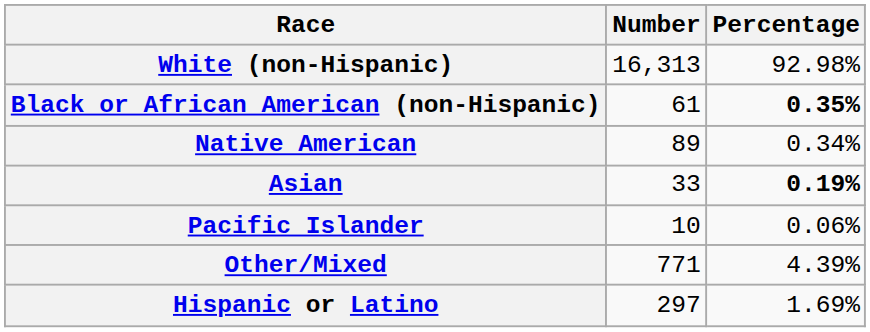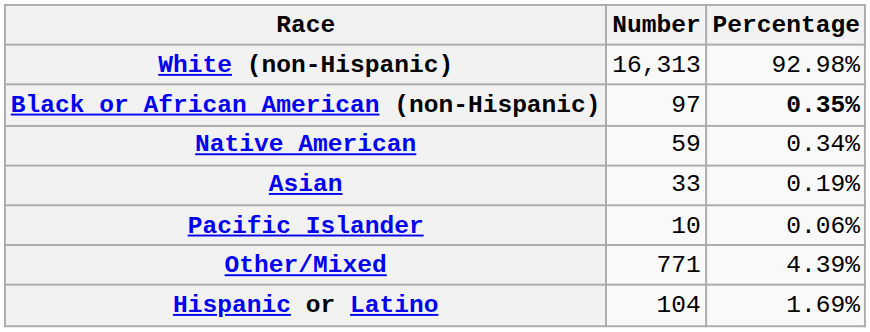(686, 105) 61 -> (686, 105) 97
(686, 145) 89 -> (686, 145) 59
(823, 185) bold -> (823, 185) normal
(679, 305) 297 -> (679, 305) 104
